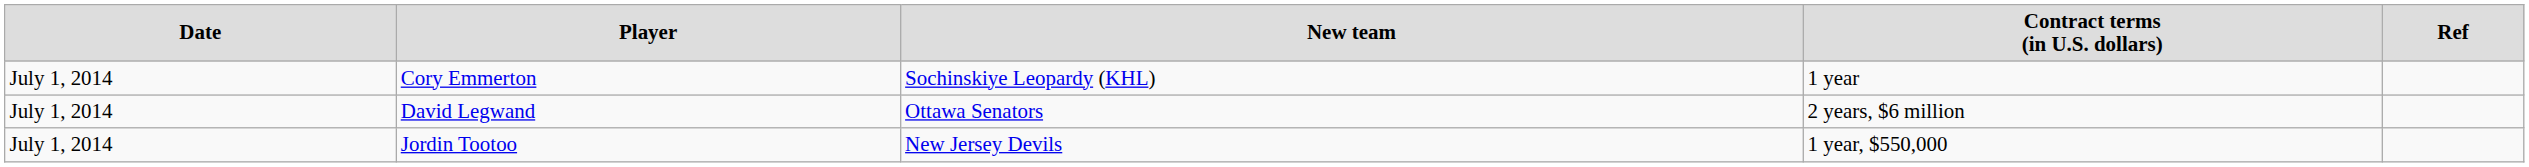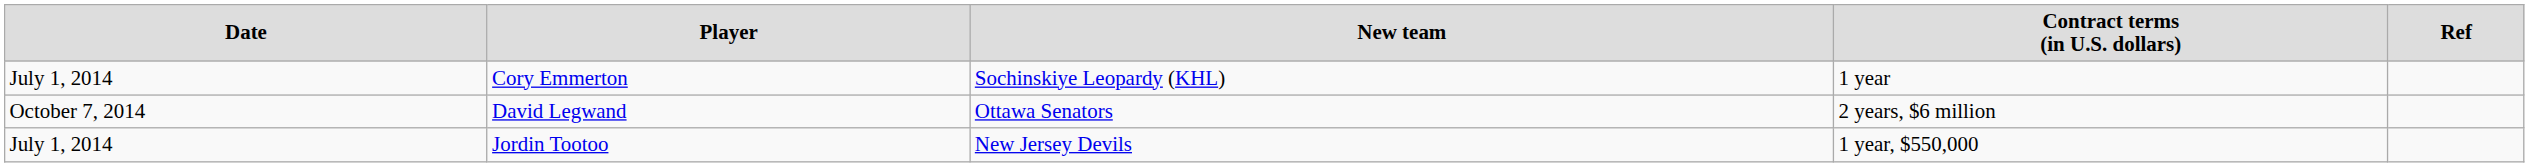(61, 111) July 1, 2014 -> (77, 111) October 7, 2014
